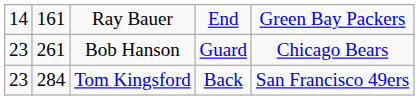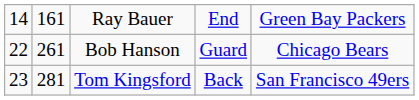(19, 49) 23 -> (19, 49) 22
(51, 79) 284 -> (51, 79) 281
